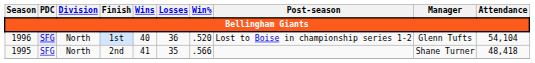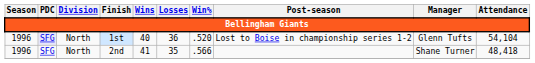(21, 52) 1995 -> (21, 52) 1996
